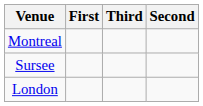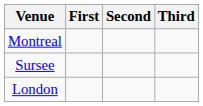columns swapped: (172, 16) <-> (124, 16)
